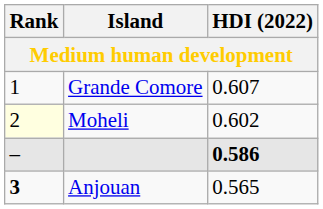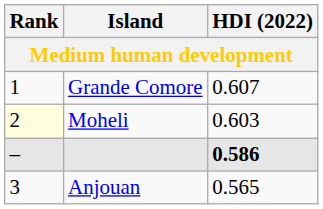(236, 120) 0.602 -> (236, 120) 0.603
(15, 187) bold -> (15, 187) normal
